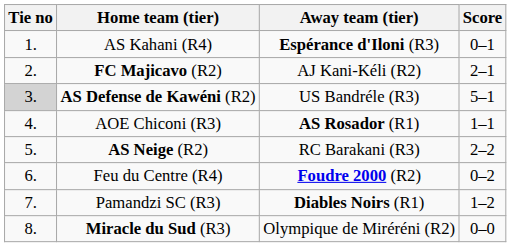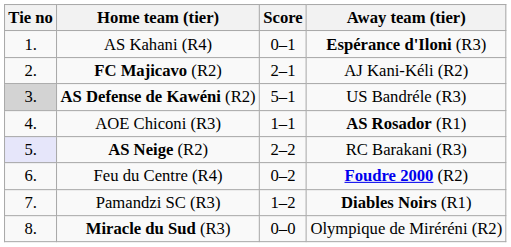columns swapped: (482, 17) <-> (359, 17)
(31, 149) no background -> (31, 149) lavender background
